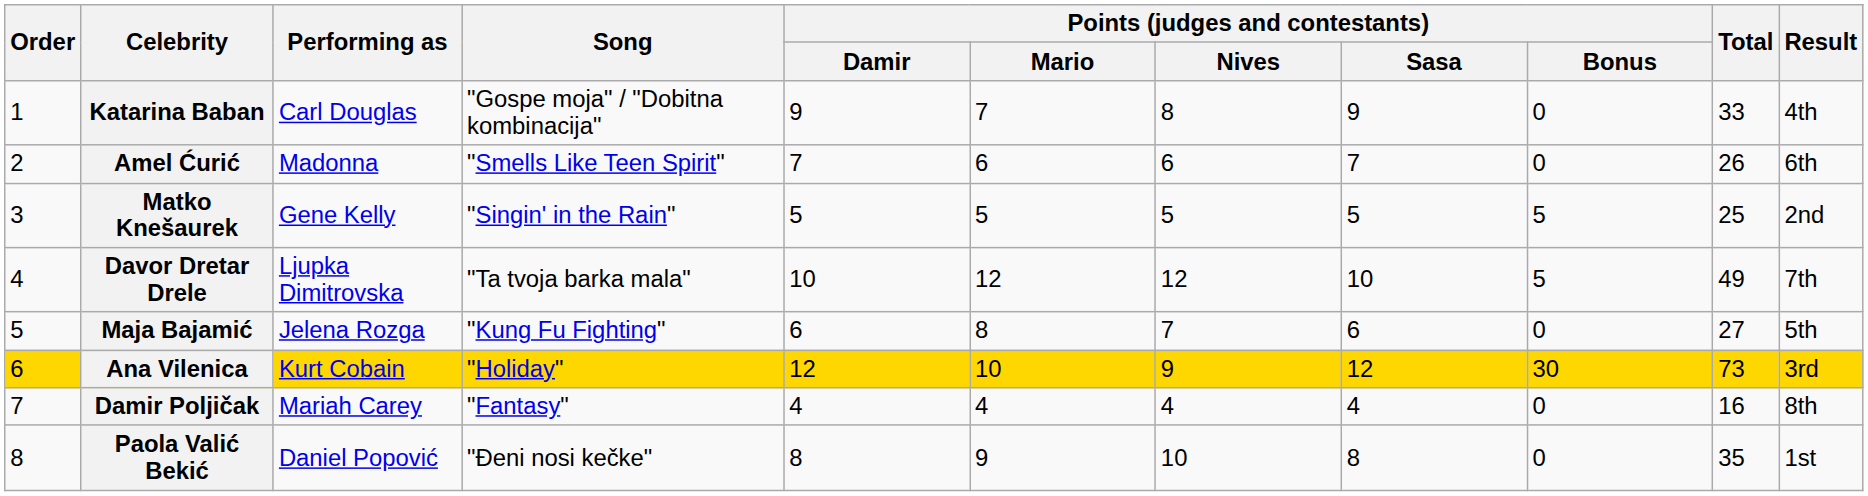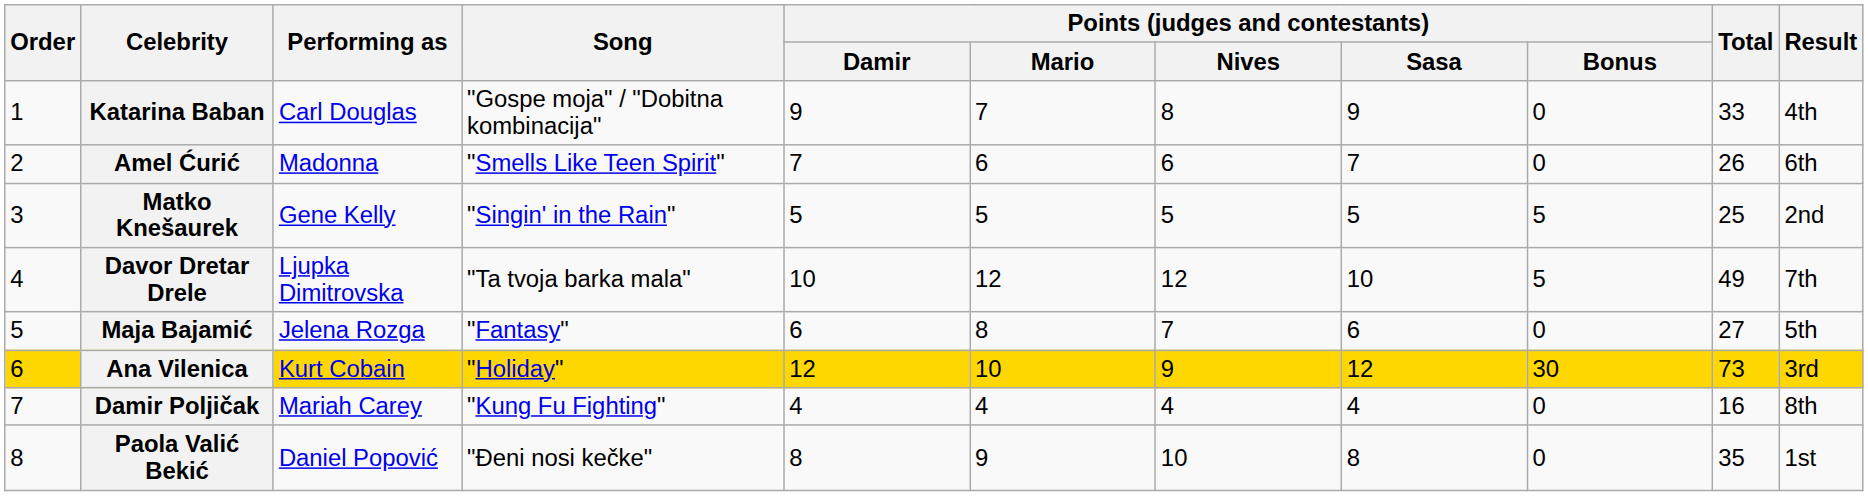(566, 330) "Kung Fu Fighting" -> (518, 330) "Fantasy"
(518, 406) "Fantasy" -> (566, 406) "Kung Fu Fighting"
